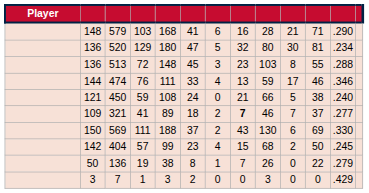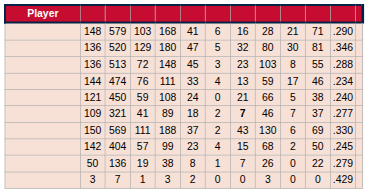(343, 48) .234 -> (343, 48) .346
(343, 81) .346 -> (343, 81) .234
